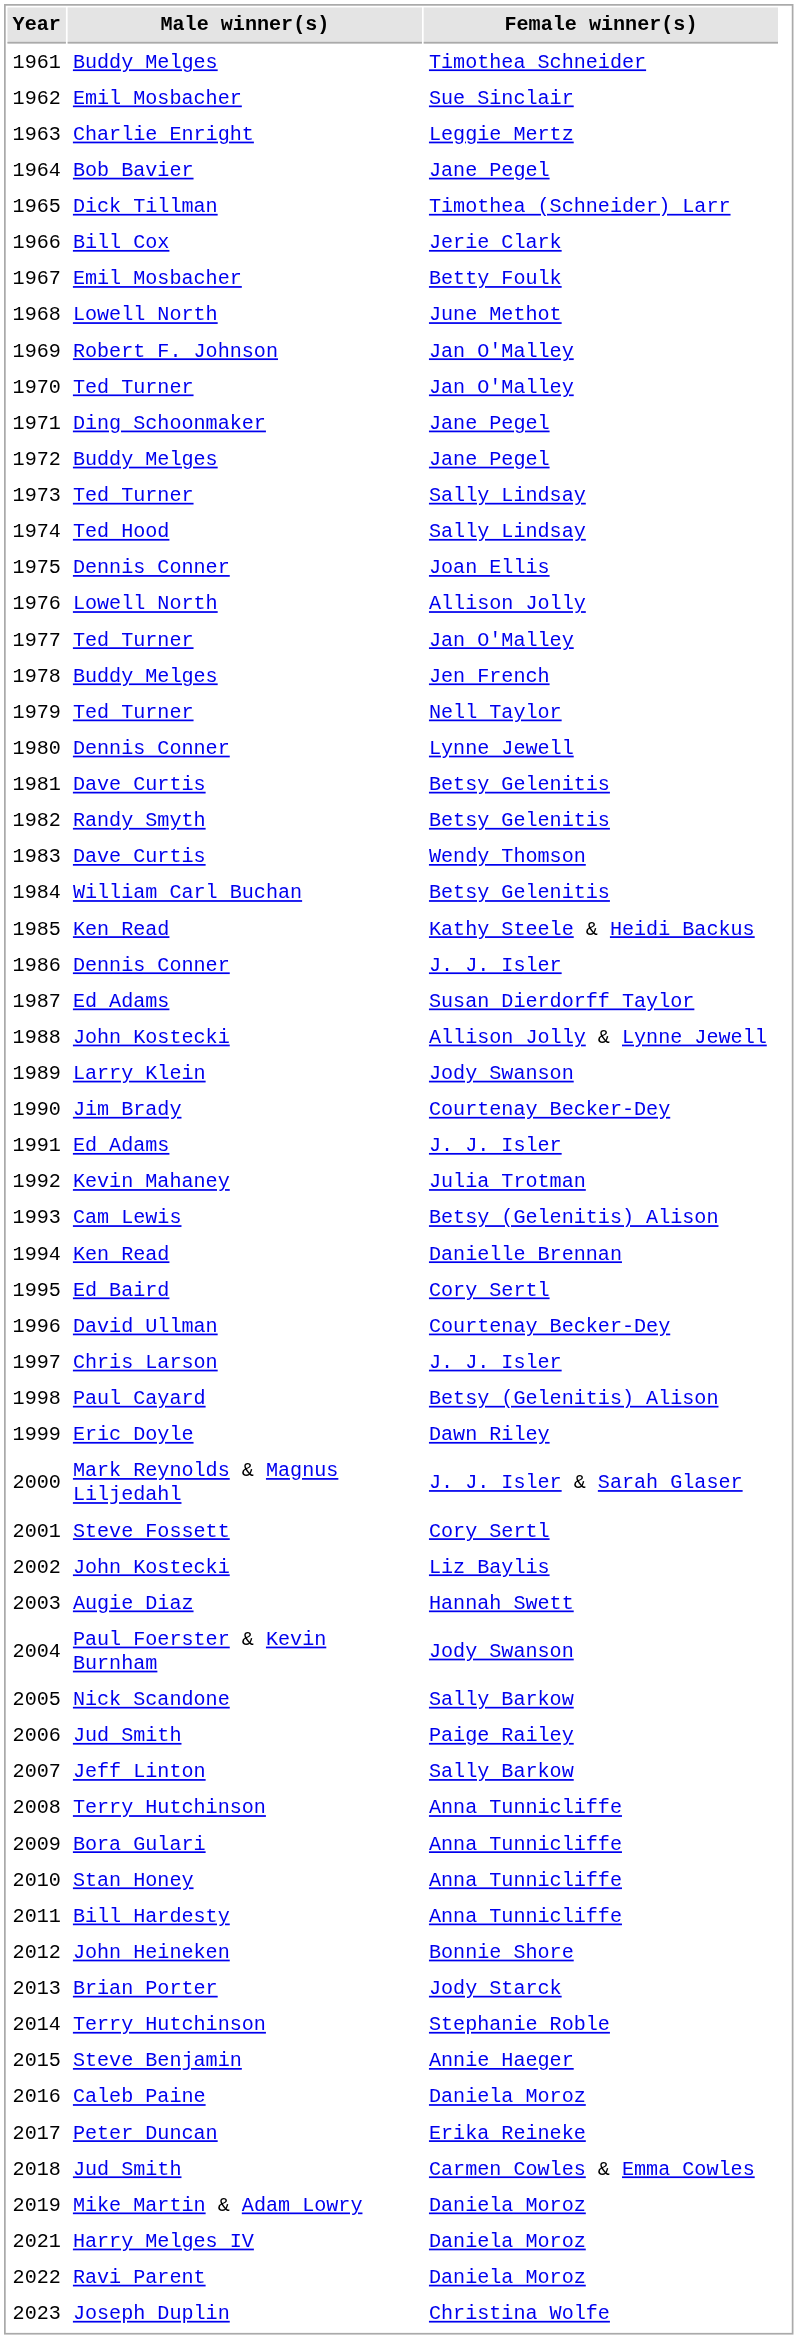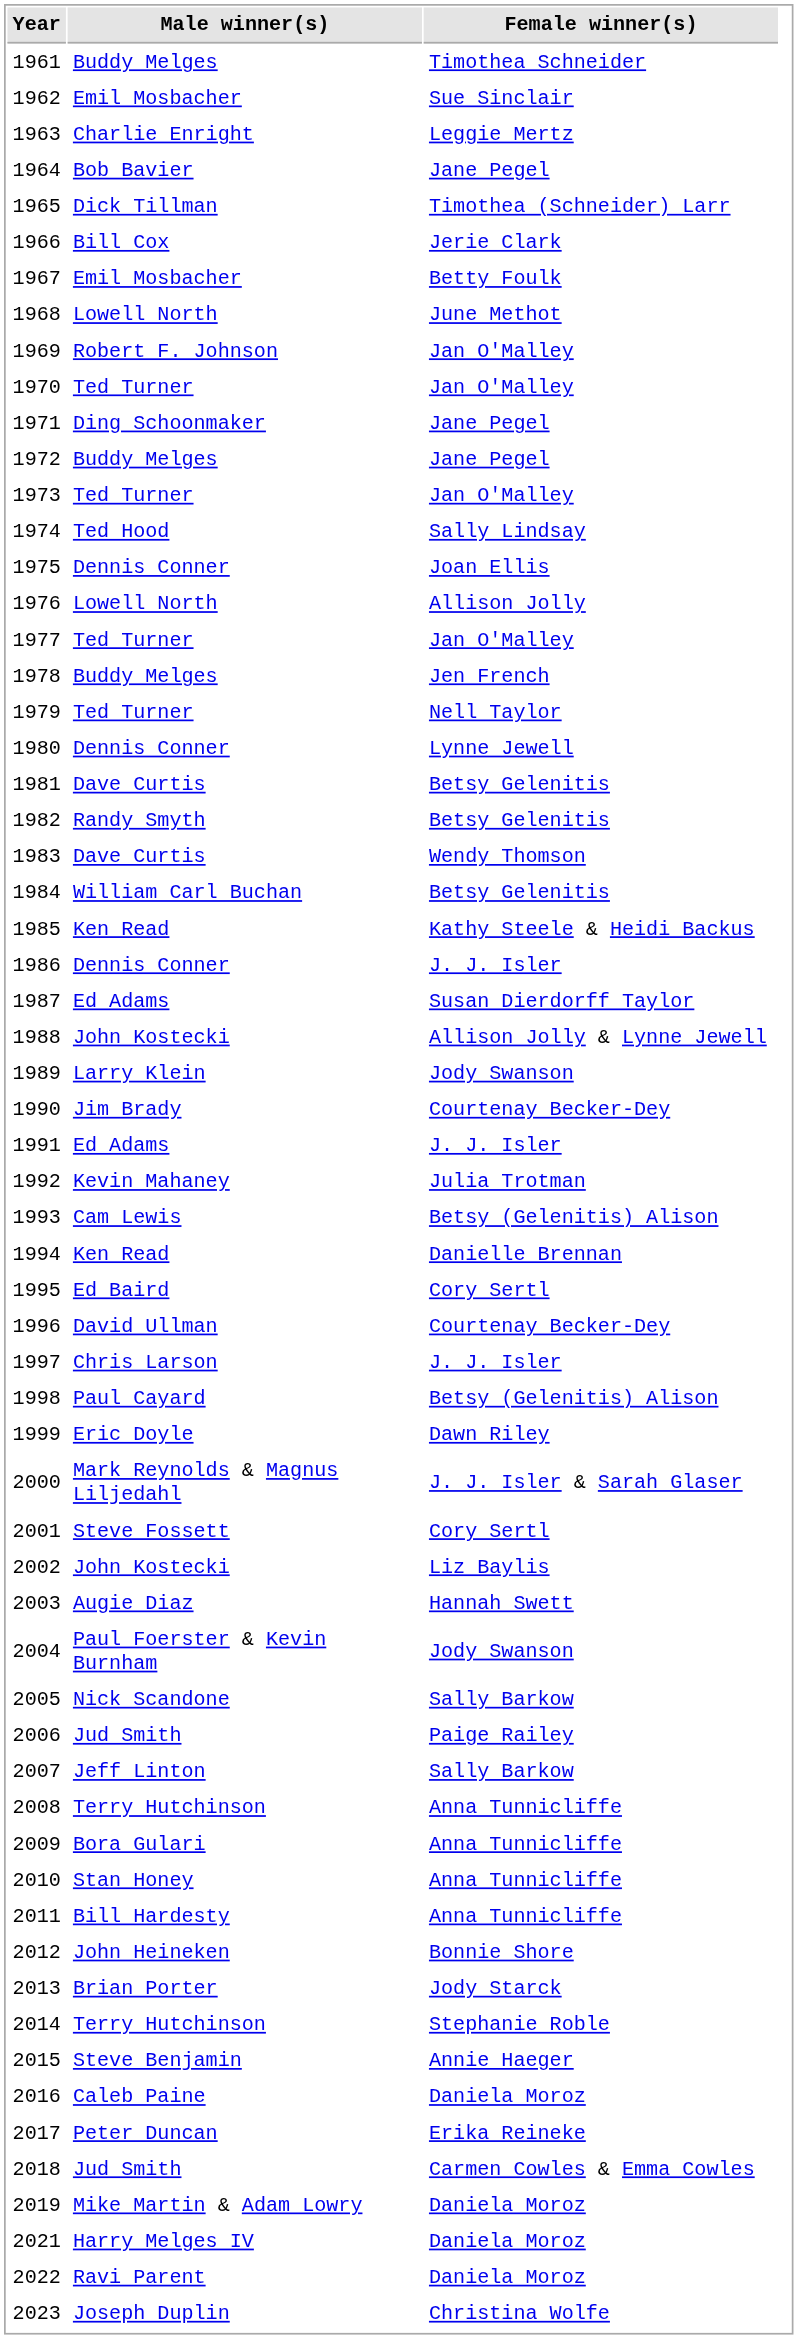(507, 496) Sally Lindsay -> (501, 496) Jan O'Malley
